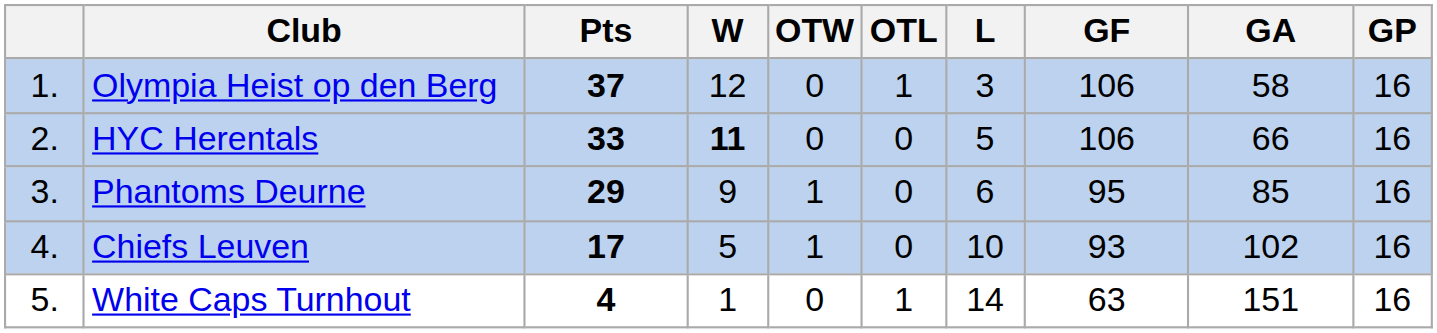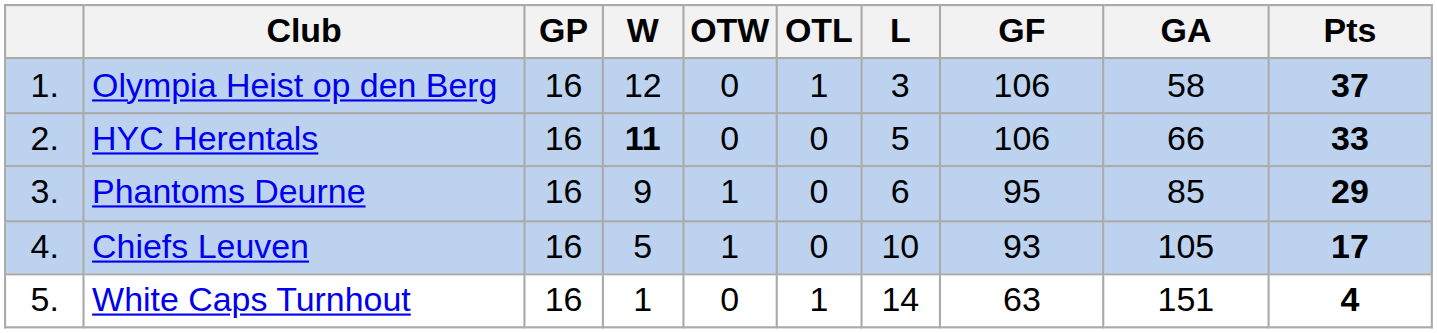columns swapped: (1392, 31) <-> (606, 31)
(1271, 246) 102 -> (1186, 246) 105
